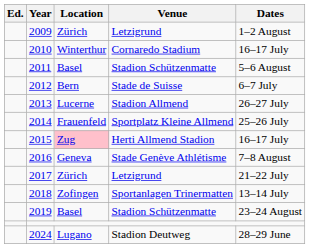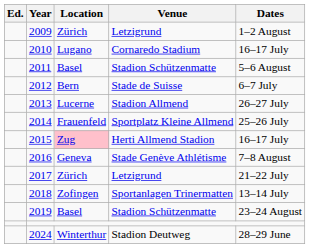(82, 49) Winterthur -> (74, 49) Lugano
(74, 234) Lugano -> (82, 234) Winterthur
